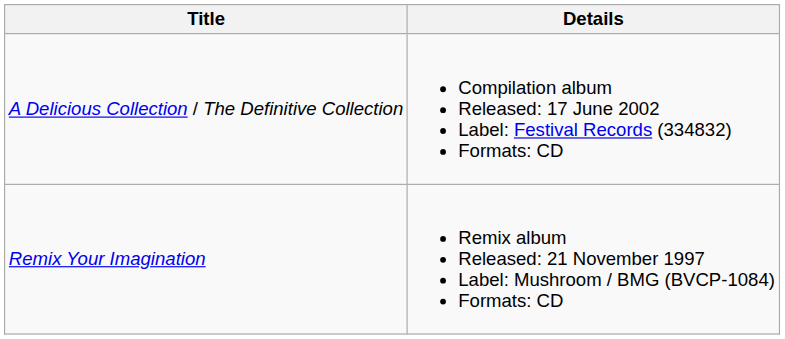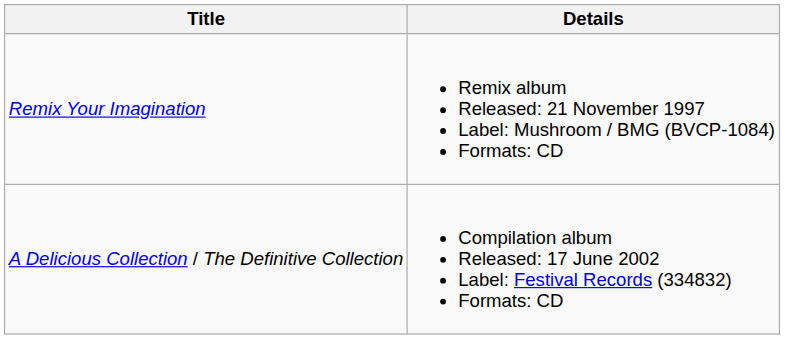rows swapped: (107, 259) <-> (206, 108)
